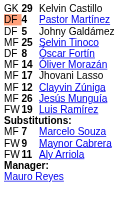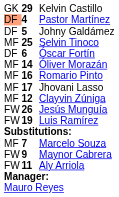(24, 53) 8 -> (24, 53) 6
+ row: (71, 76)
(11, 98) MF -> (12, 109) FW
